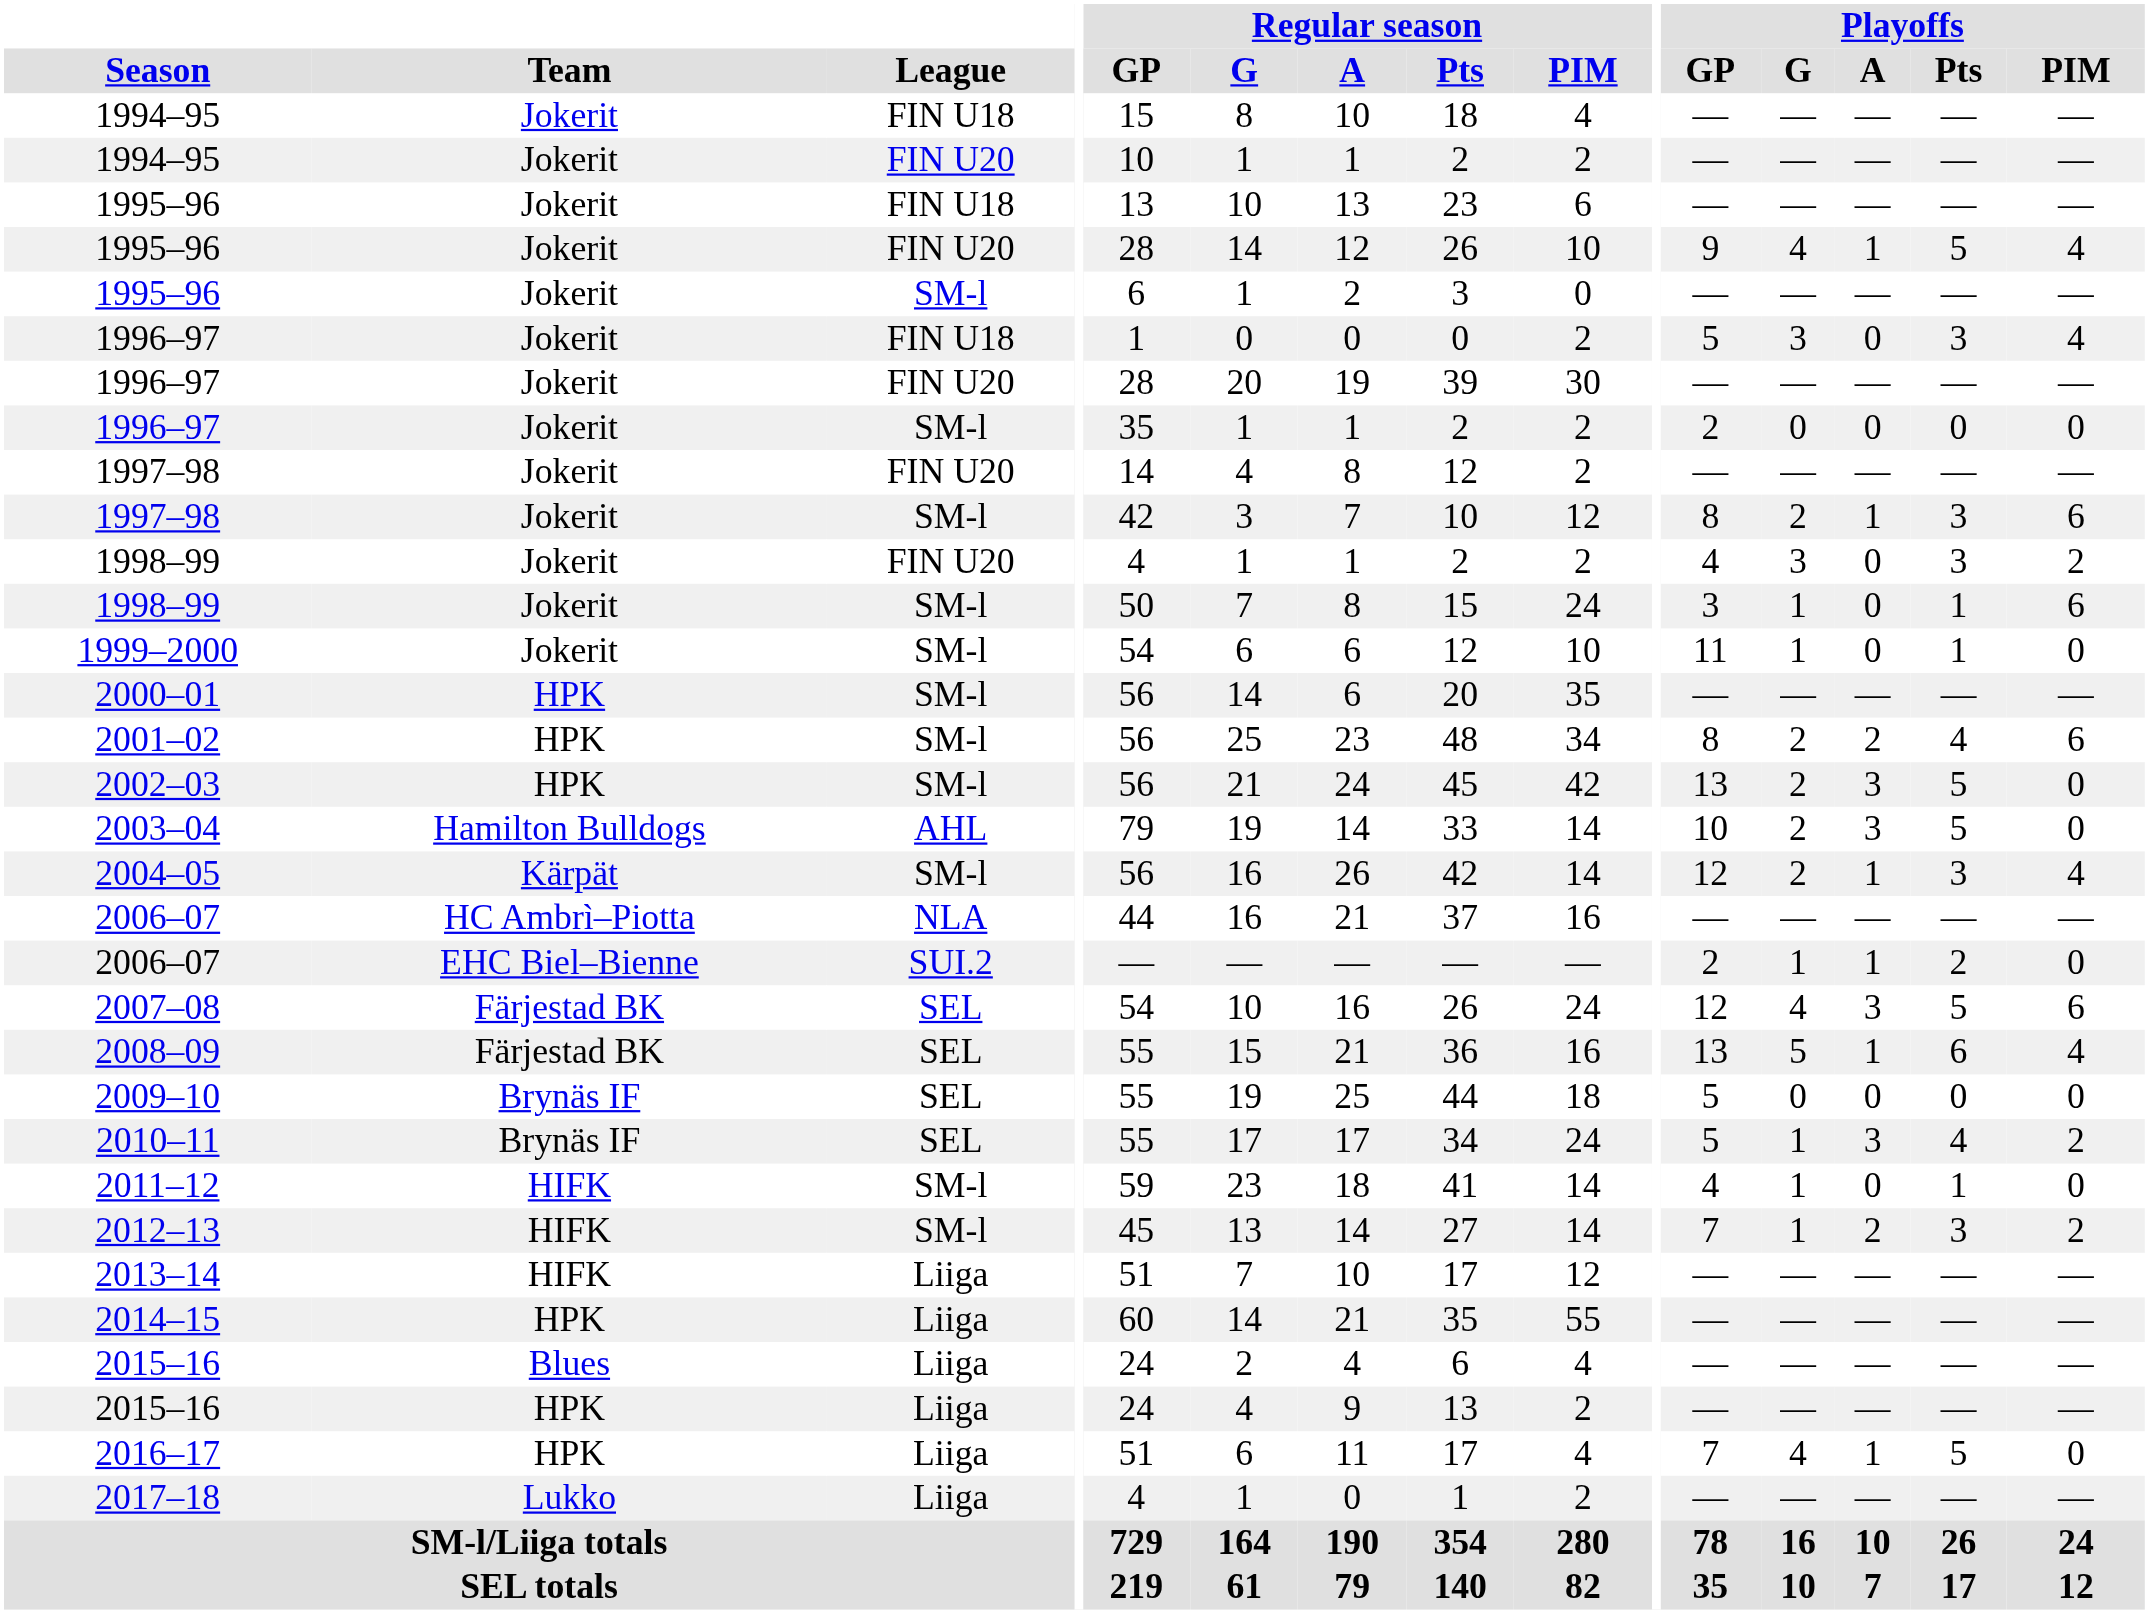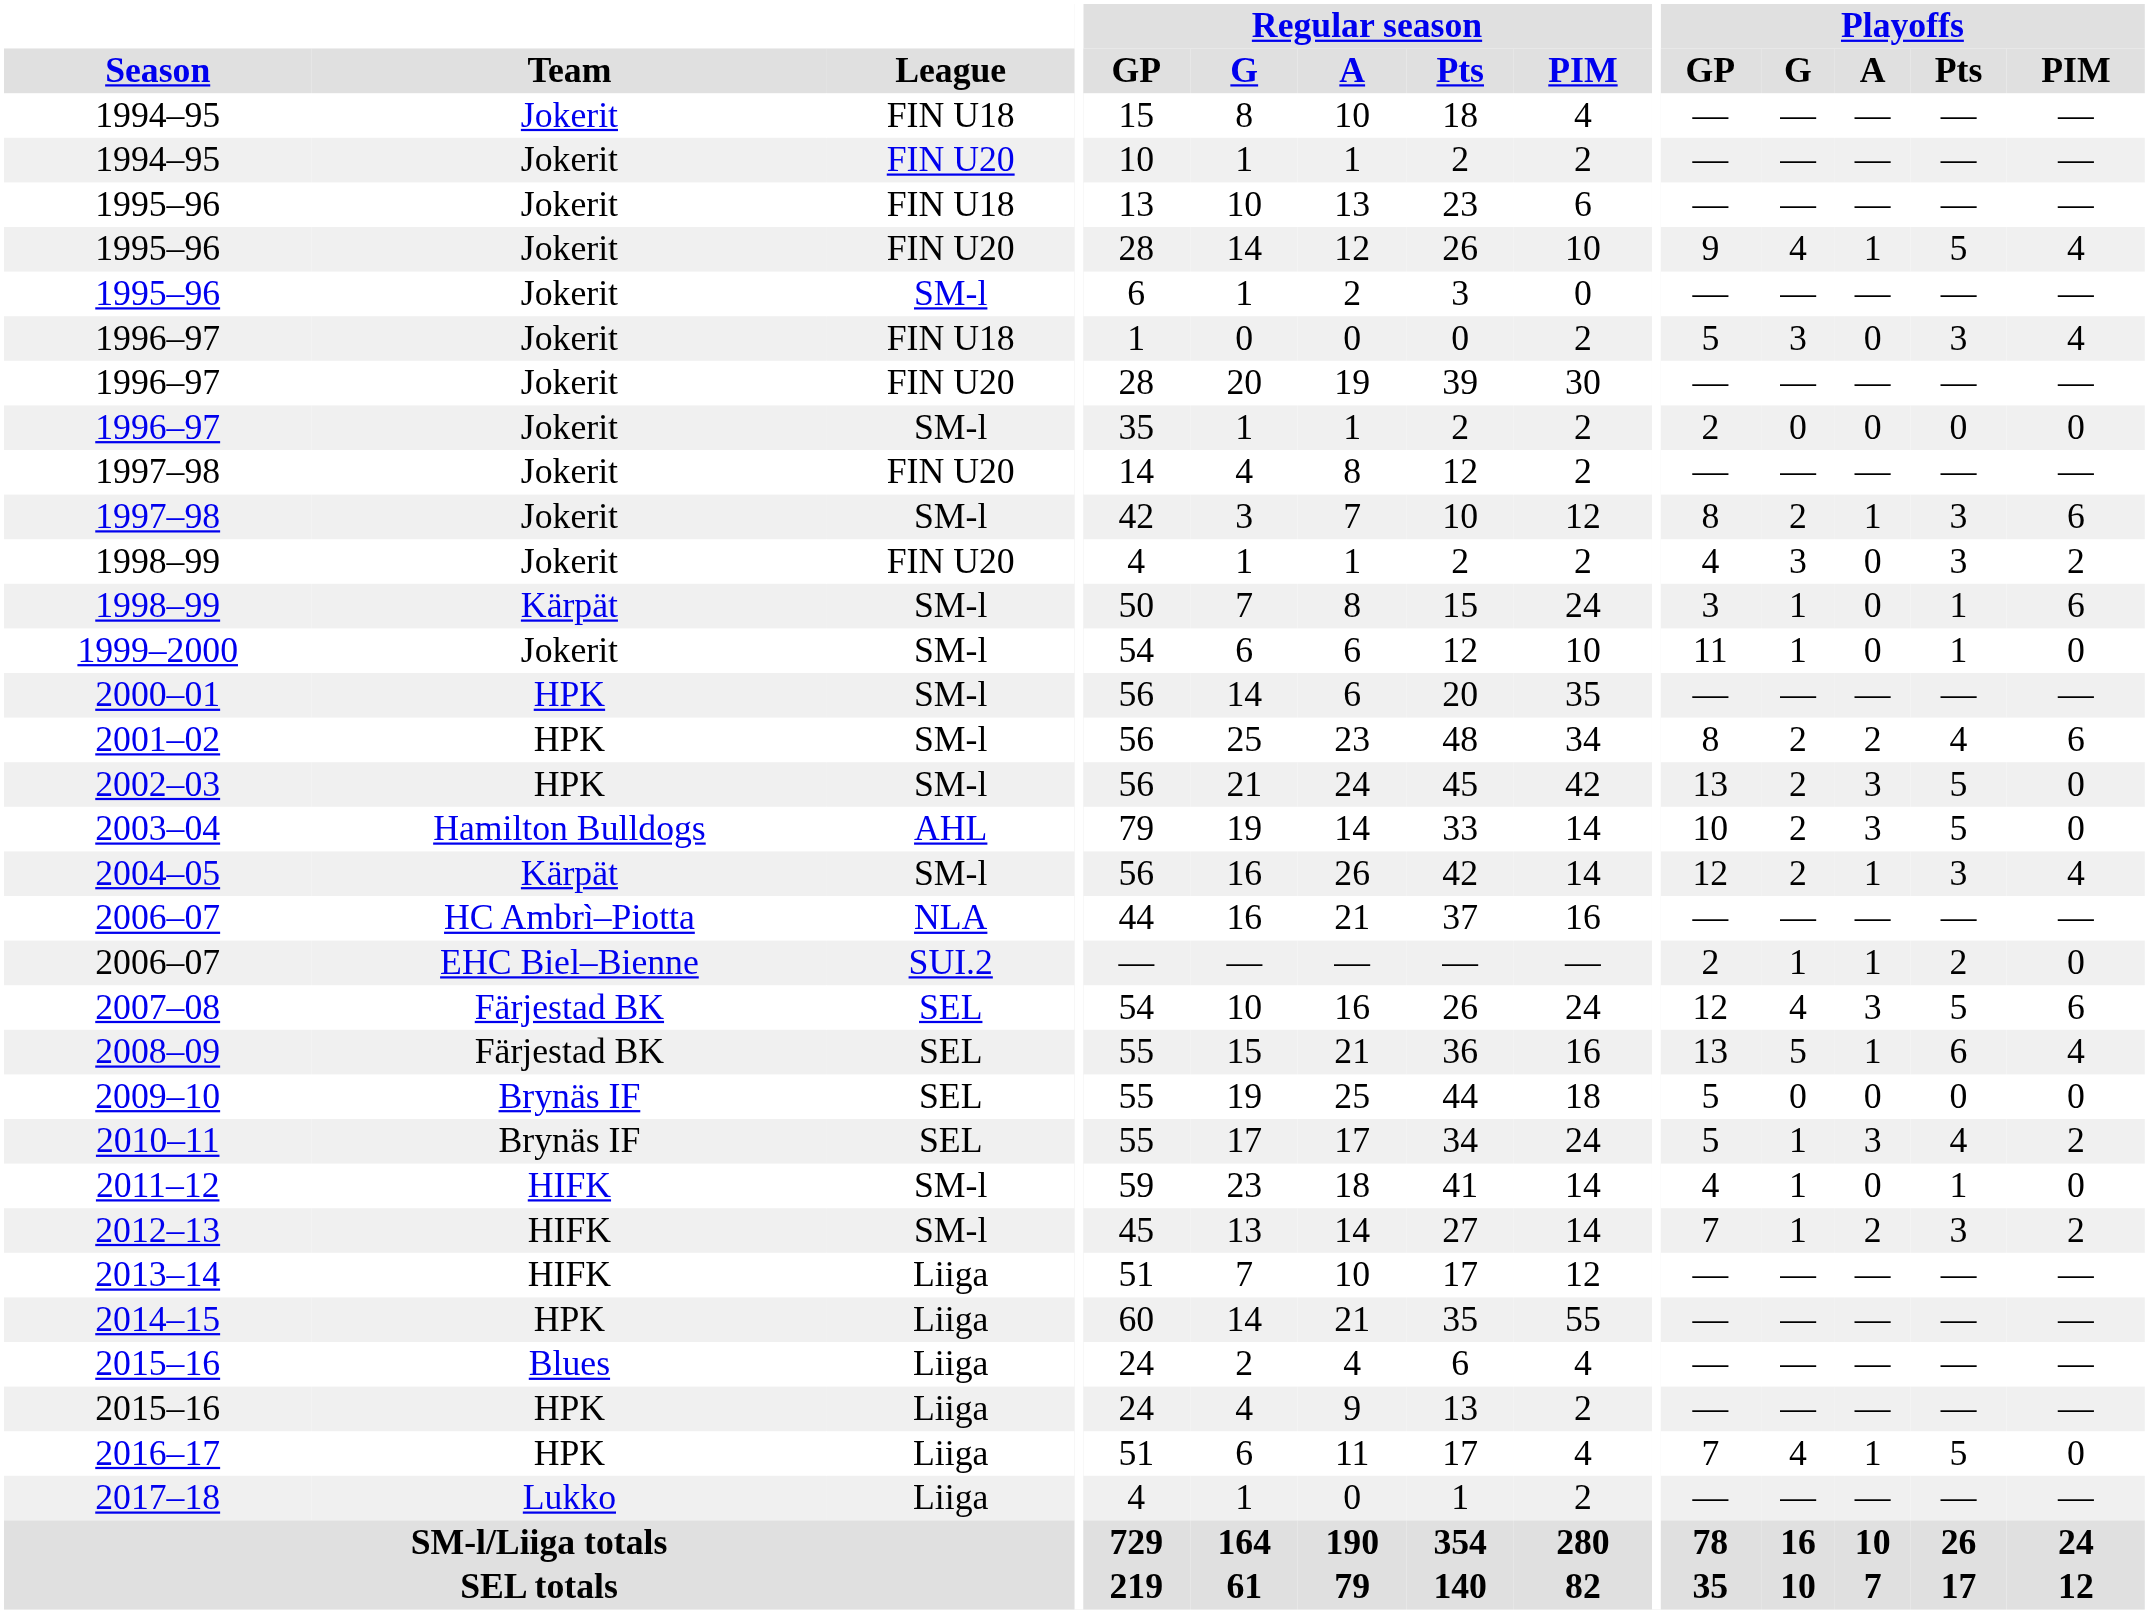(569, 605) Jokerit -> (569, 605) Kärpät
